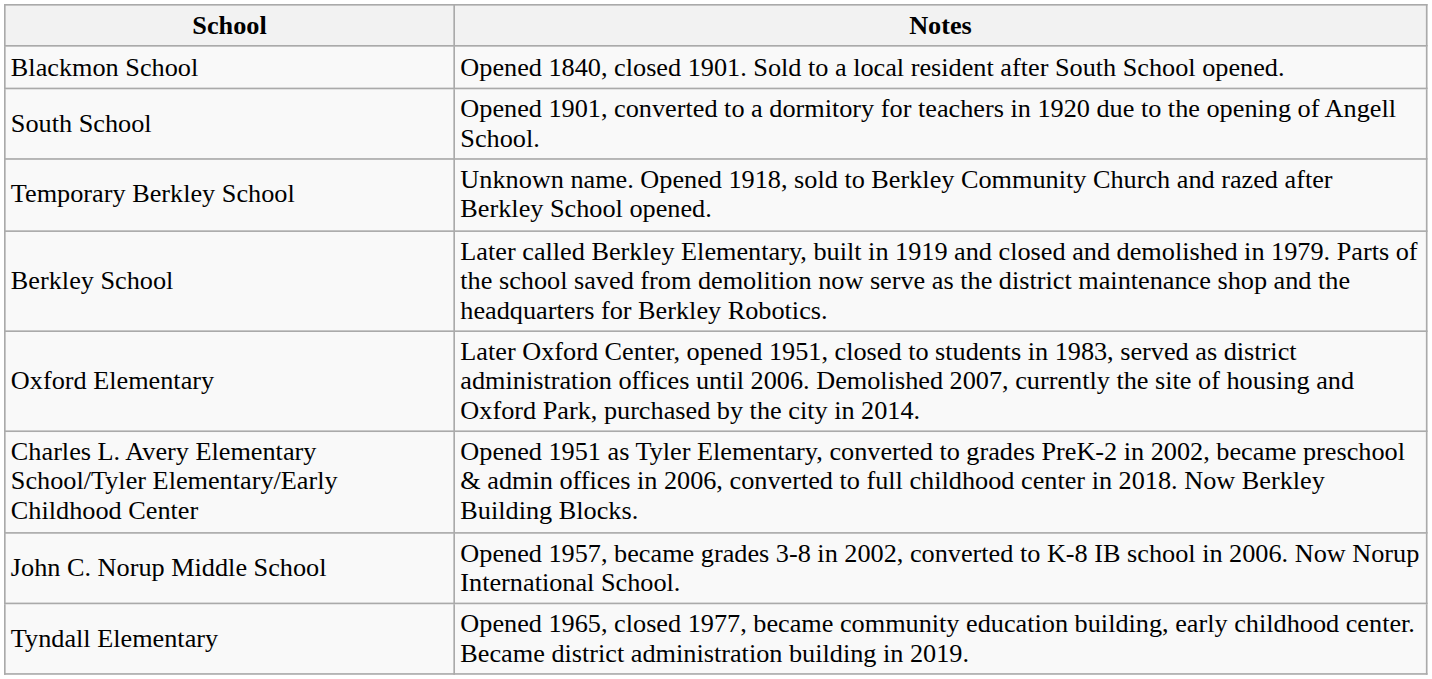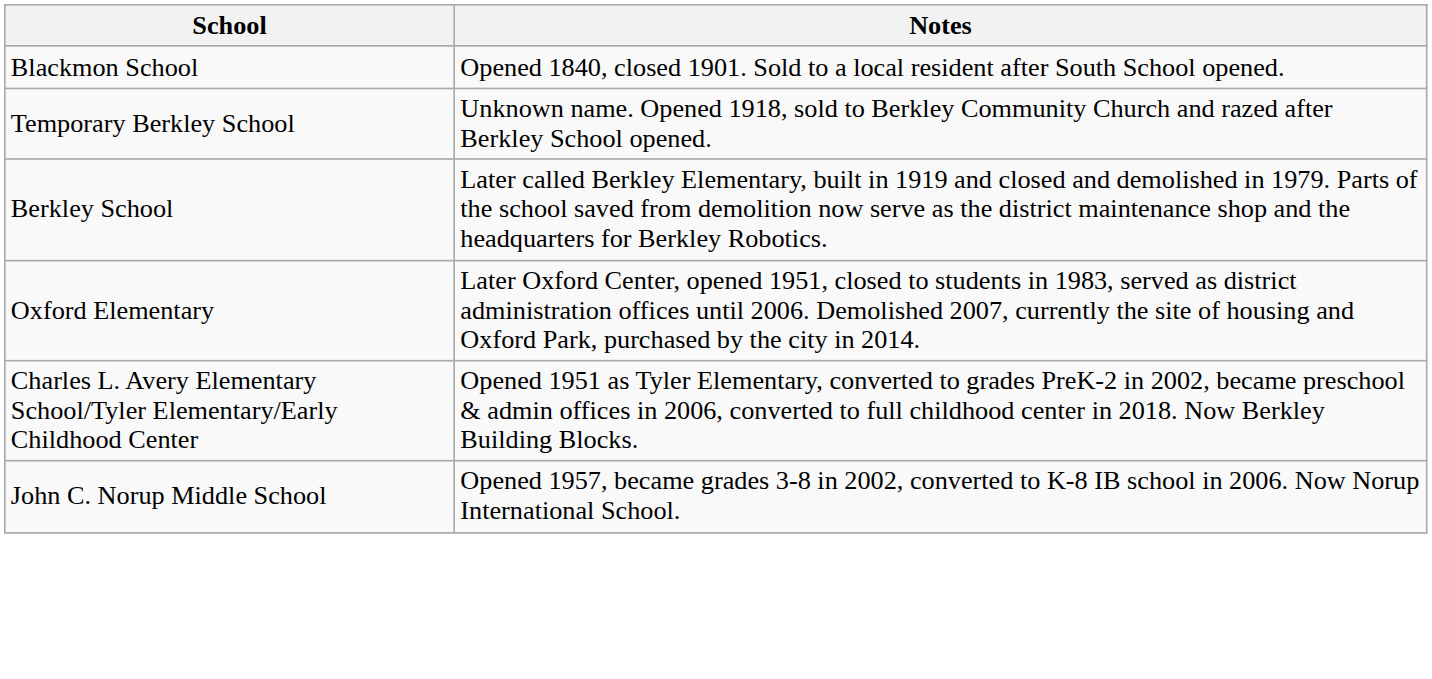- row: (81, 123)
- row: (115, 638)
